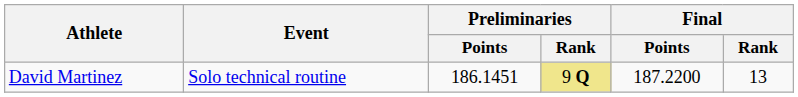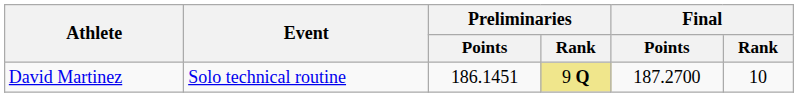(667, 77) 187.2200 -> (667, 77) 187.2700
(758, 77) 13 -> (758, 77) 10
